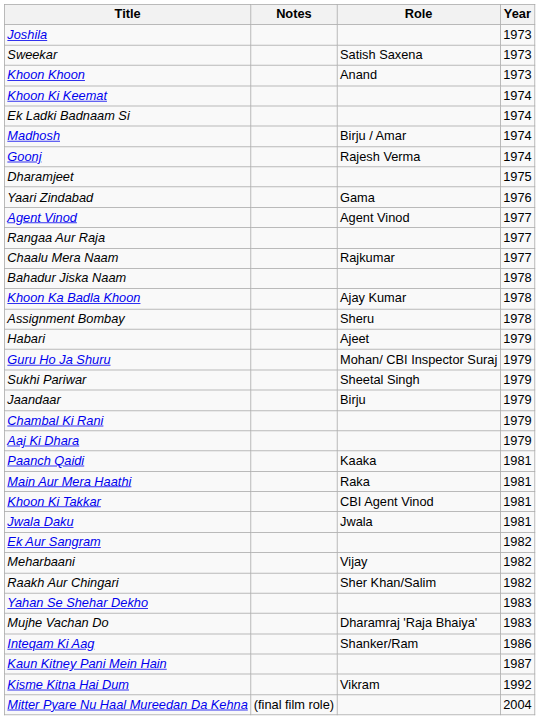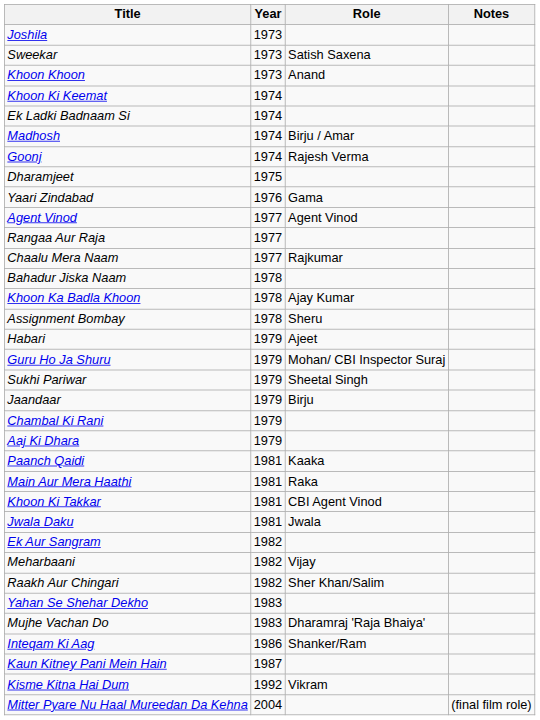columns swapped: (517, 14) <-> (294, 14)
